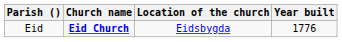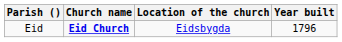(304, 29) 1776 -> (304, 29) 1796
